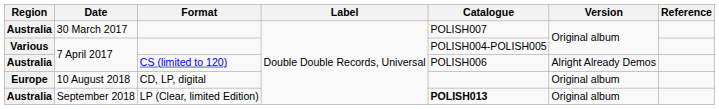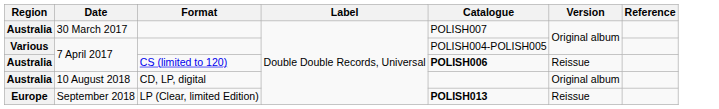(459, 63) normal -> (459, 63) bold
(604, 63) Alright Already Demos -> (571, 63) Reissue
(29, 79) Europe -> (29, 79) Australia
(29, 96) Australia -> (29, 96) Europe
(586, 96) Original album -> (571, 96) Reissue
